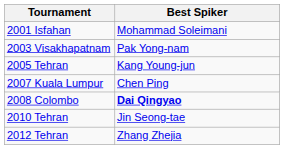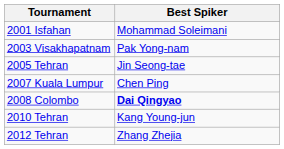(156, 65) Kang Young-jun -> (151, 65) Jin Seong-tae
(151, 118) Jin Seong-tae -> (156, 118) Kang Young-jun
